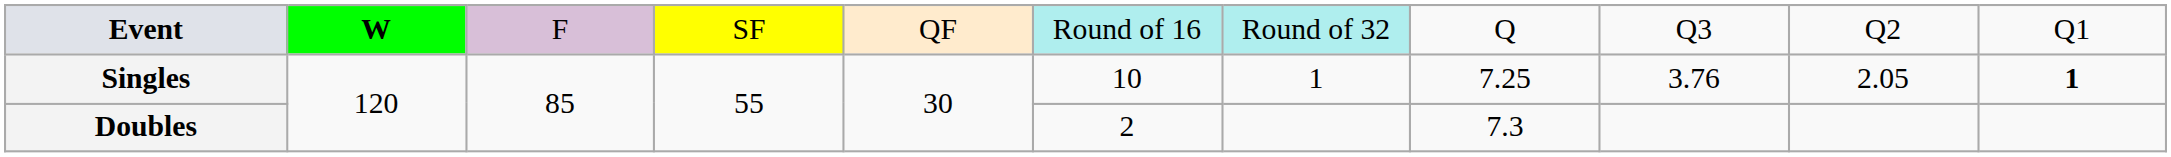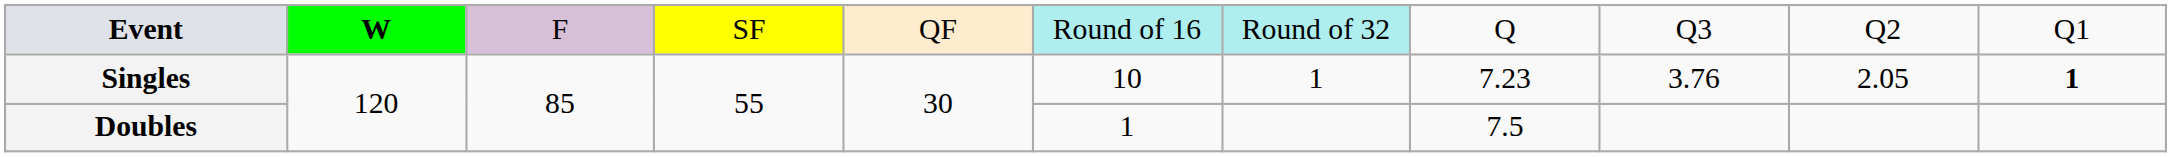(1505, 78) 7.25 -> (1505, 78) 7.23
(1127, 127) 2 -> (1127, 127) 1
(1505, 127) 7.3 -> (1505, 127) 7.5
